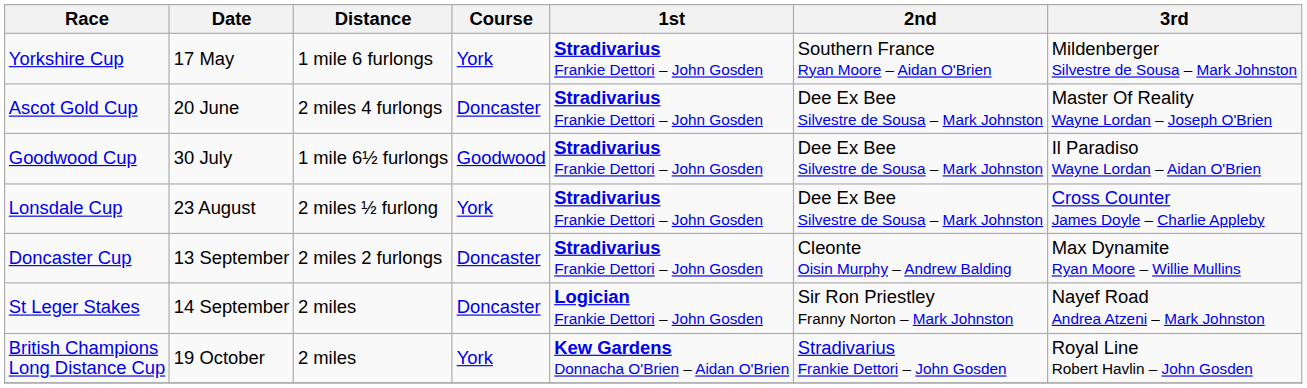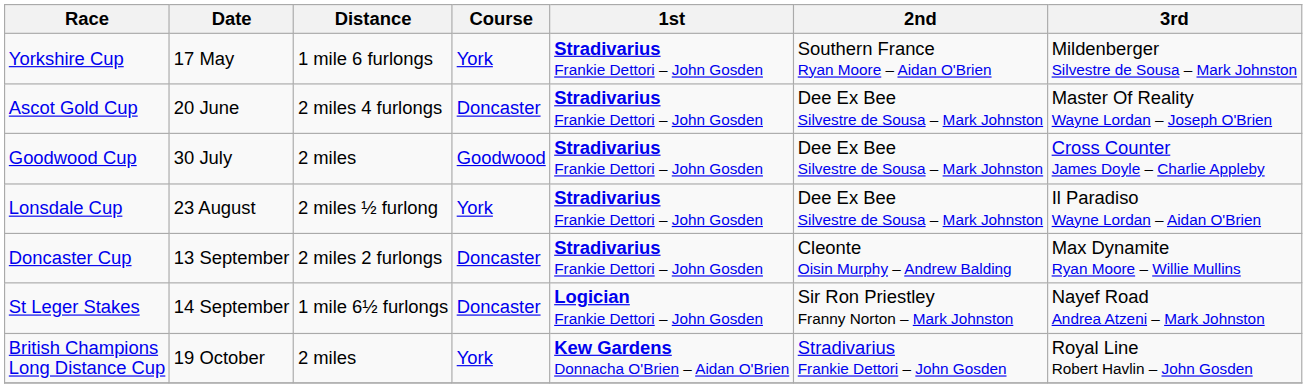(373, 158) 1 mile 6½ furlongs -> (327, 158) 2 miles
(1156, 158) Il Paradiso Wayne Lordan – Aidan O'Brien -> (1158, 158) Cross Counter James Doyle – Charlie Appleby
(1158, 208) Cross Counter James Doyle – Charlie Appleby -> (1156, 208) Il Paradiso Wayne Lordan – Aidan O'Brien
(327, 308) 2 miles -> (373, 308) 1 mile 6½ furlongs
